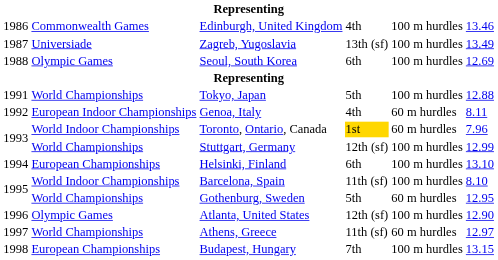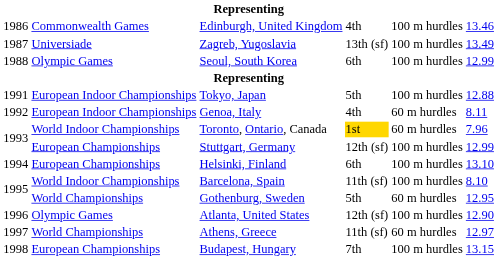(480, 60) 12.69 -> (480, 60) 12.99
(87, 95) World Championships -> (114, 95) European Indoor Championships
(87, 146) World Championships -> (96, 146) European Championships
